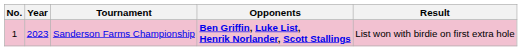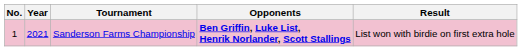(38, 33) 2023 -> (38, 33) 2021
